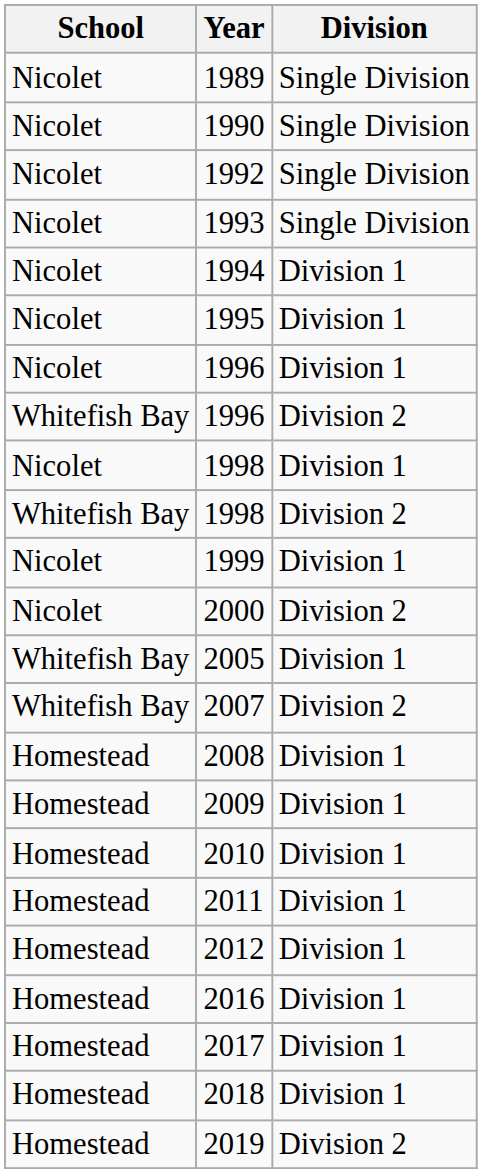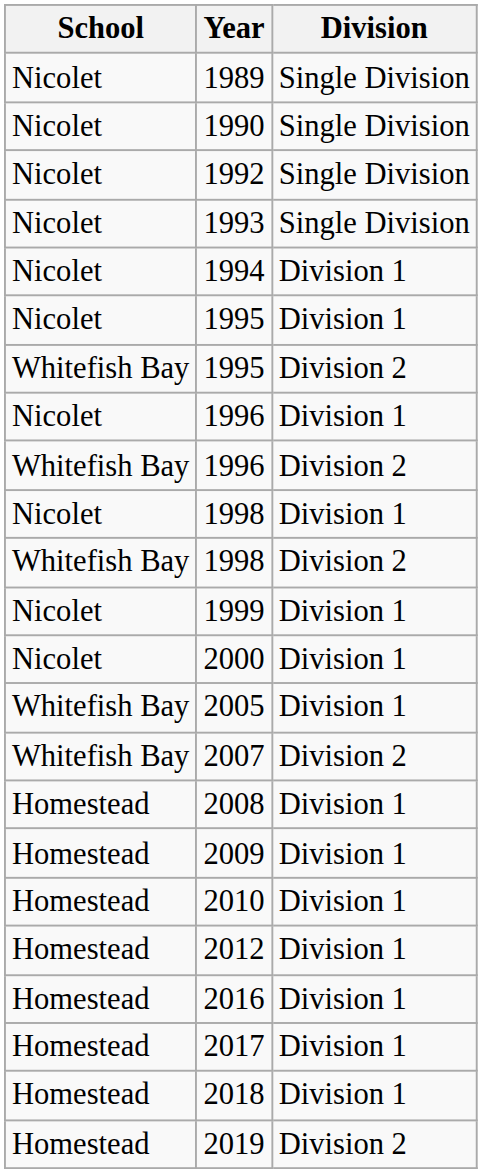+ row: (101, 367)
(343, 610) Division 2 -> (343, 658) Division 1
- row: (81, 901)
